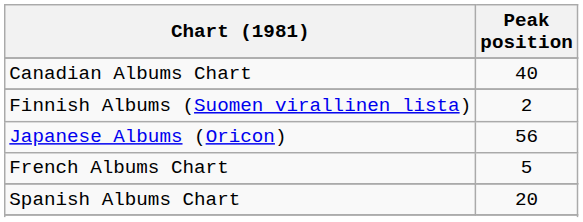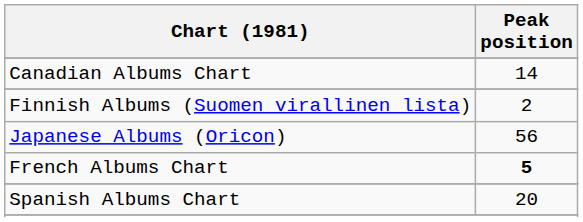(527, 74) 40 -> (527, 74) 14
(527, 168) normal -> (527, 168) bold
